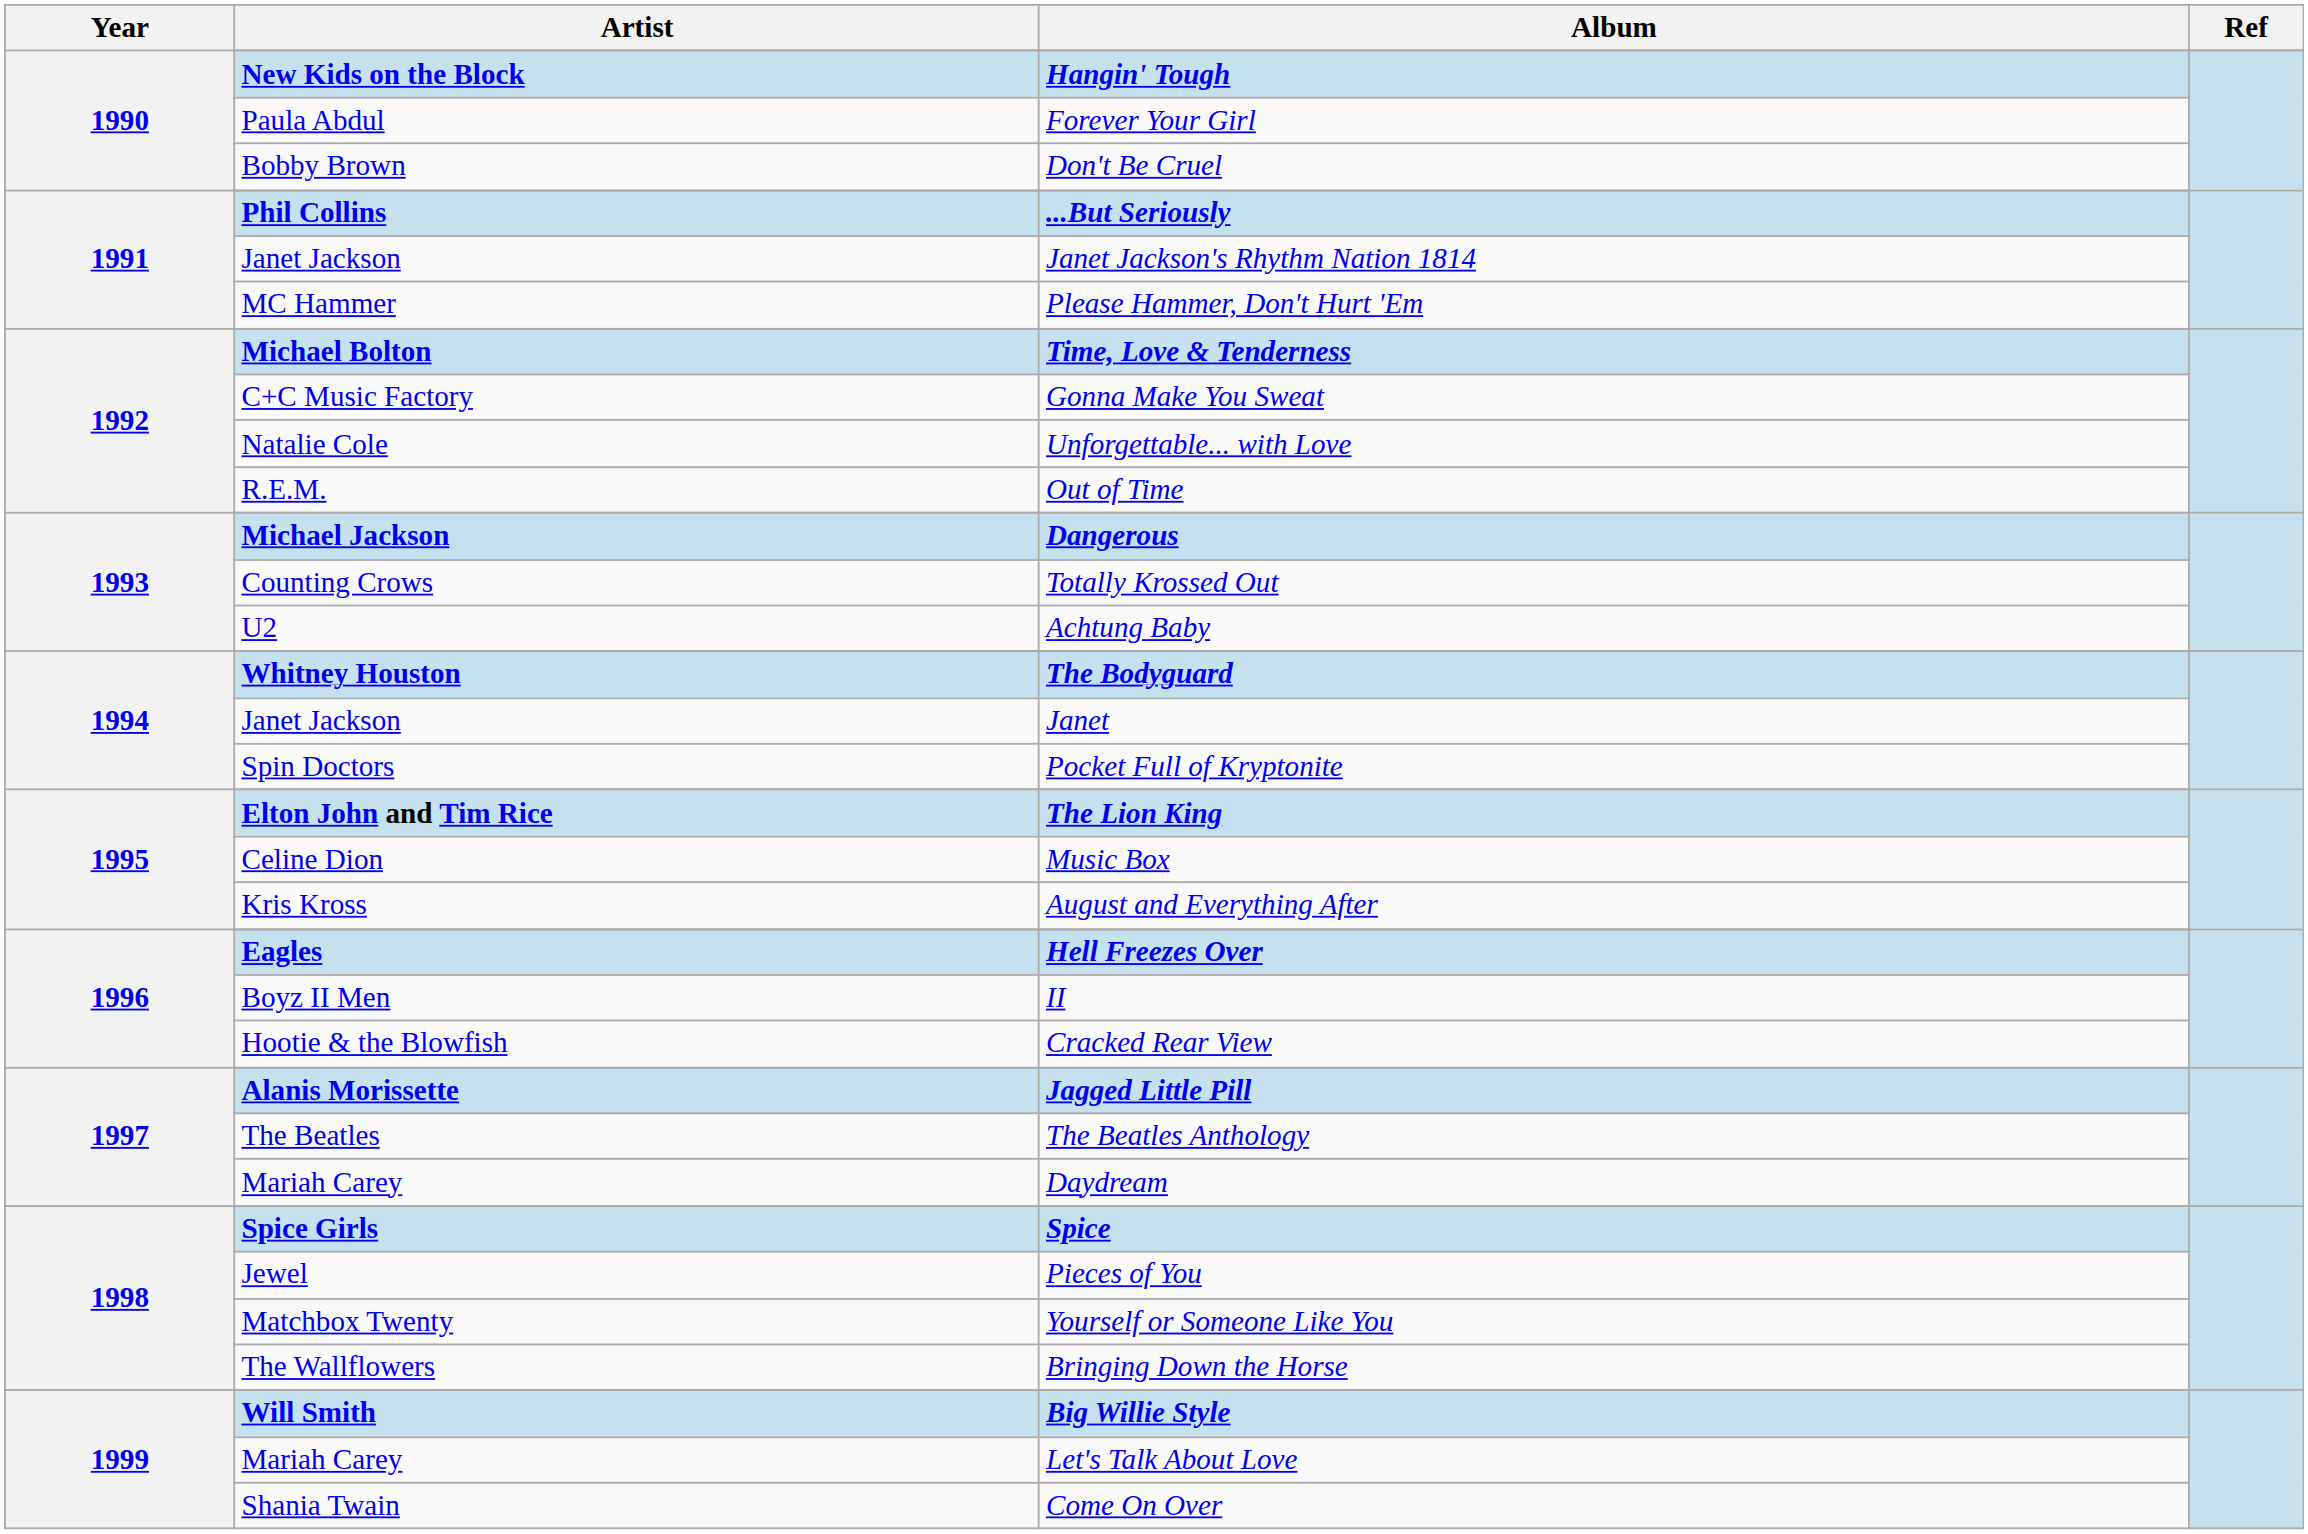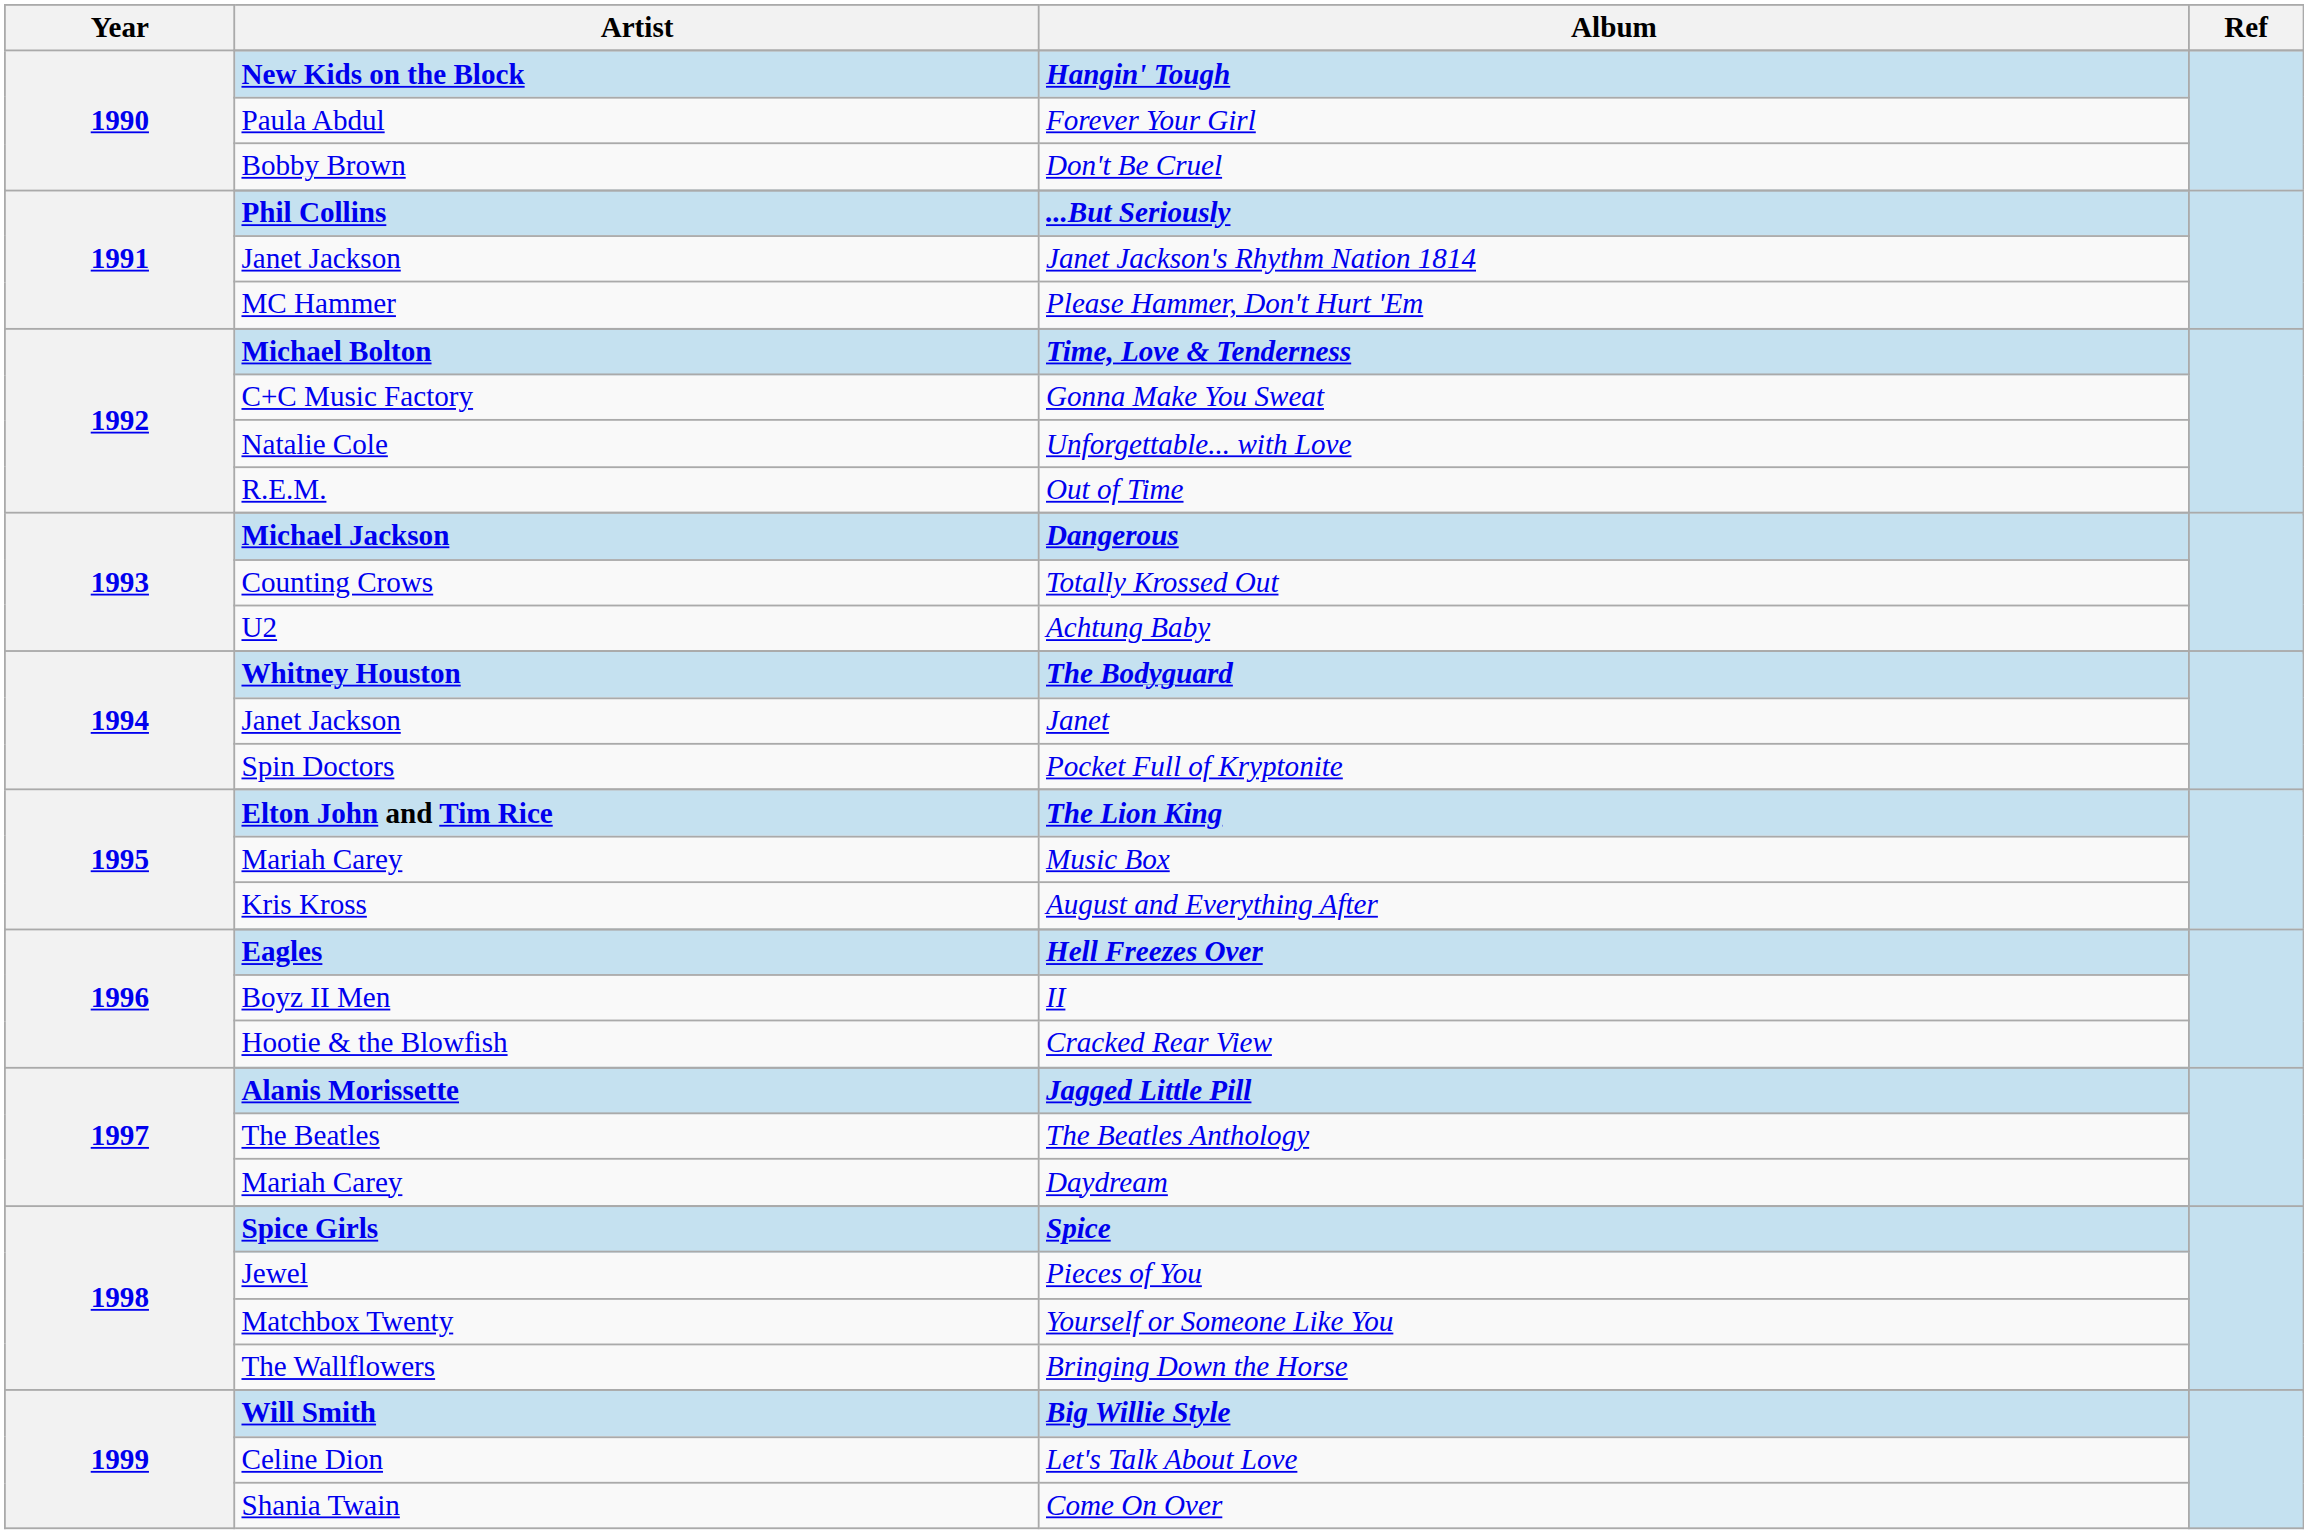(312, 858) Celine Dion -> (322, 858) Mariah Carey
(322, 1459) Mariah Carey -> (312, 1459) Celine Dion
